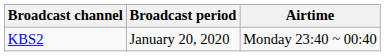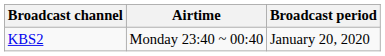columns swapped: (183, 16) <-> (310, 16)
